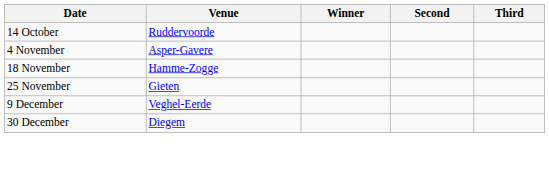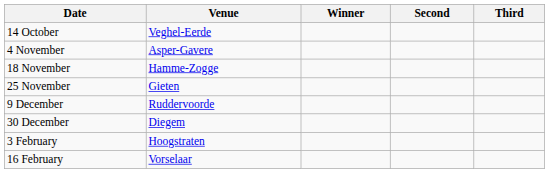(181, 31) Ruddervoorde -> (180, 31) Veghel-Eerde
(180, 104) Veghel-Eerde -> (181, 104) Ruddervoorde
+ row: (32, 141)
+ row: (35, 159)
